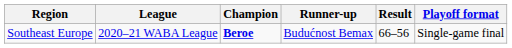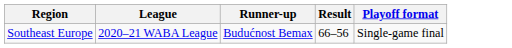- column: (251, 14)
